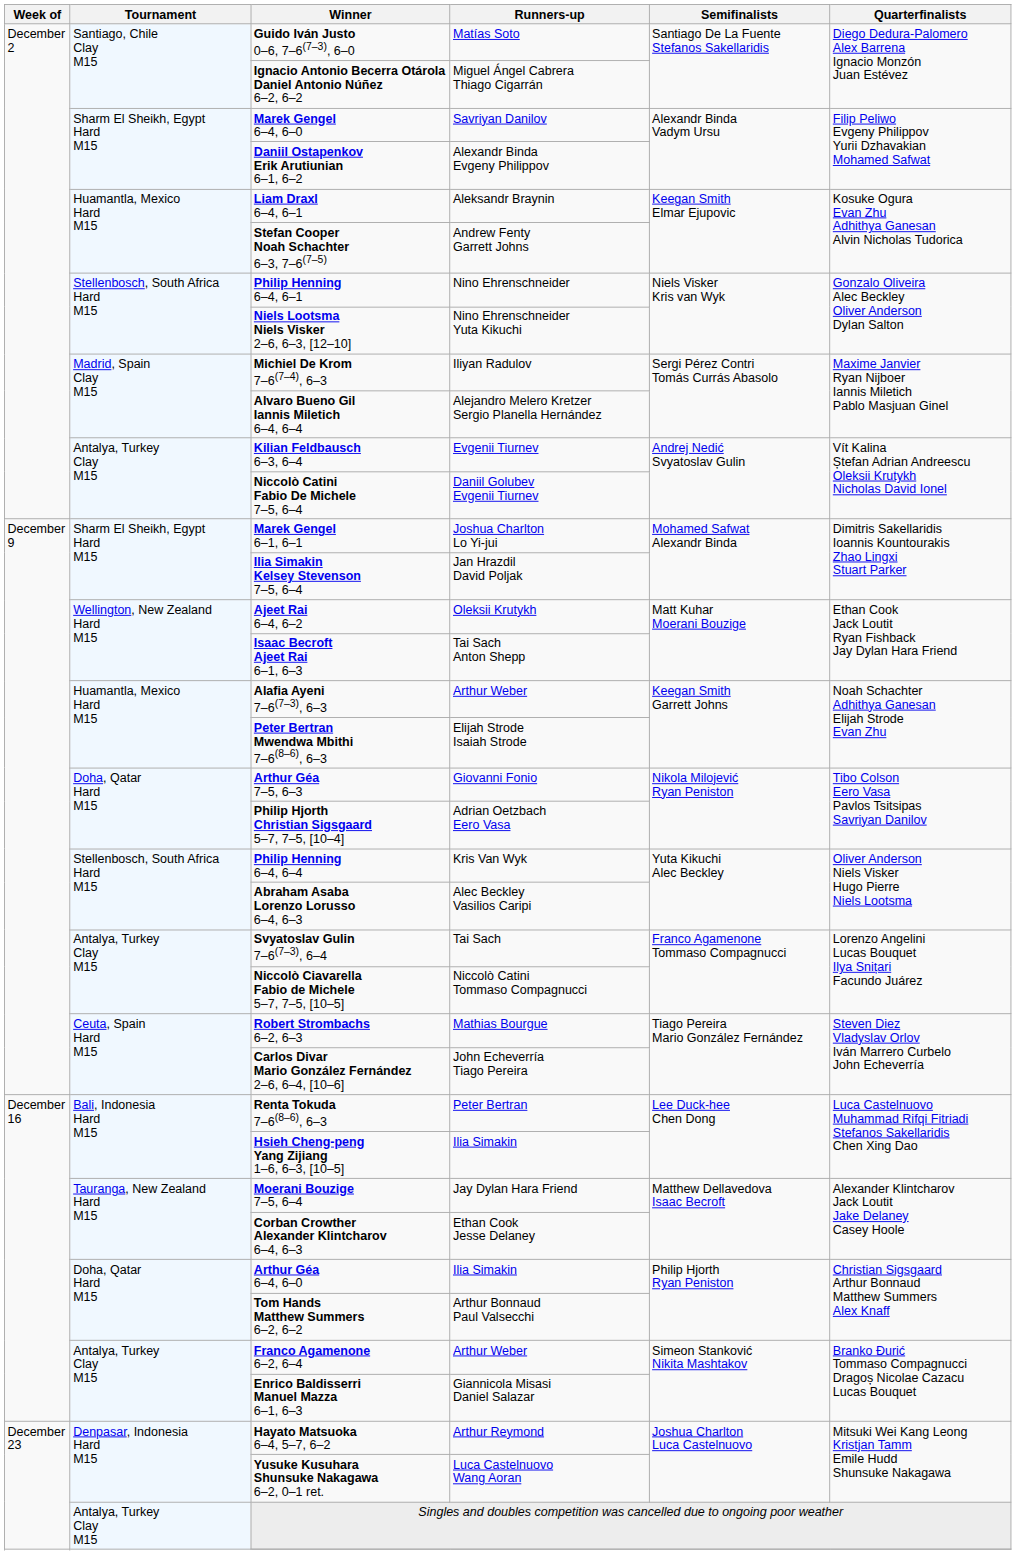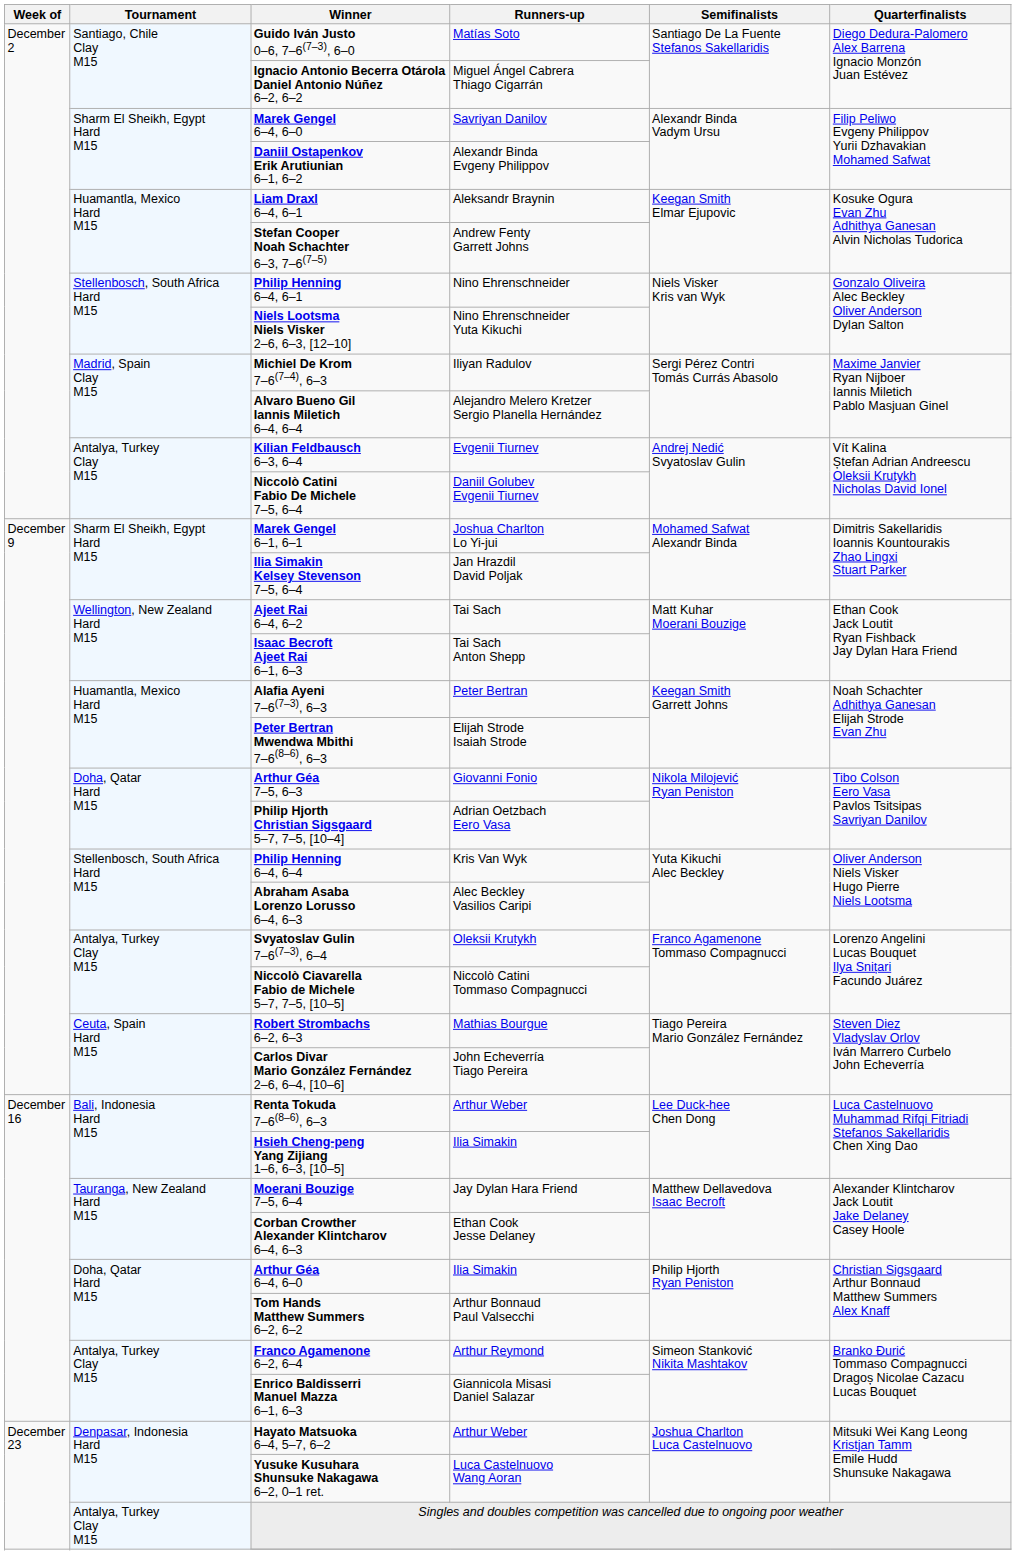(495, 609) Oleksii Krutykh -> (477, 609) Tai Sach
(490, 690) Arthur Weber -> (490, 690) Peter Bertran
(477, 939) Tai Sach -> (495, 939) Oleksii Krutykh
(490, 1104) Peter Bertran -> (490, 1104) Arthur Weber
(490, 1350) Arthur Weber -> (499, 1350) Arthur Reymond
(499, 1431) Arthur Reymond -> (490, 1431) Arthur Weber
